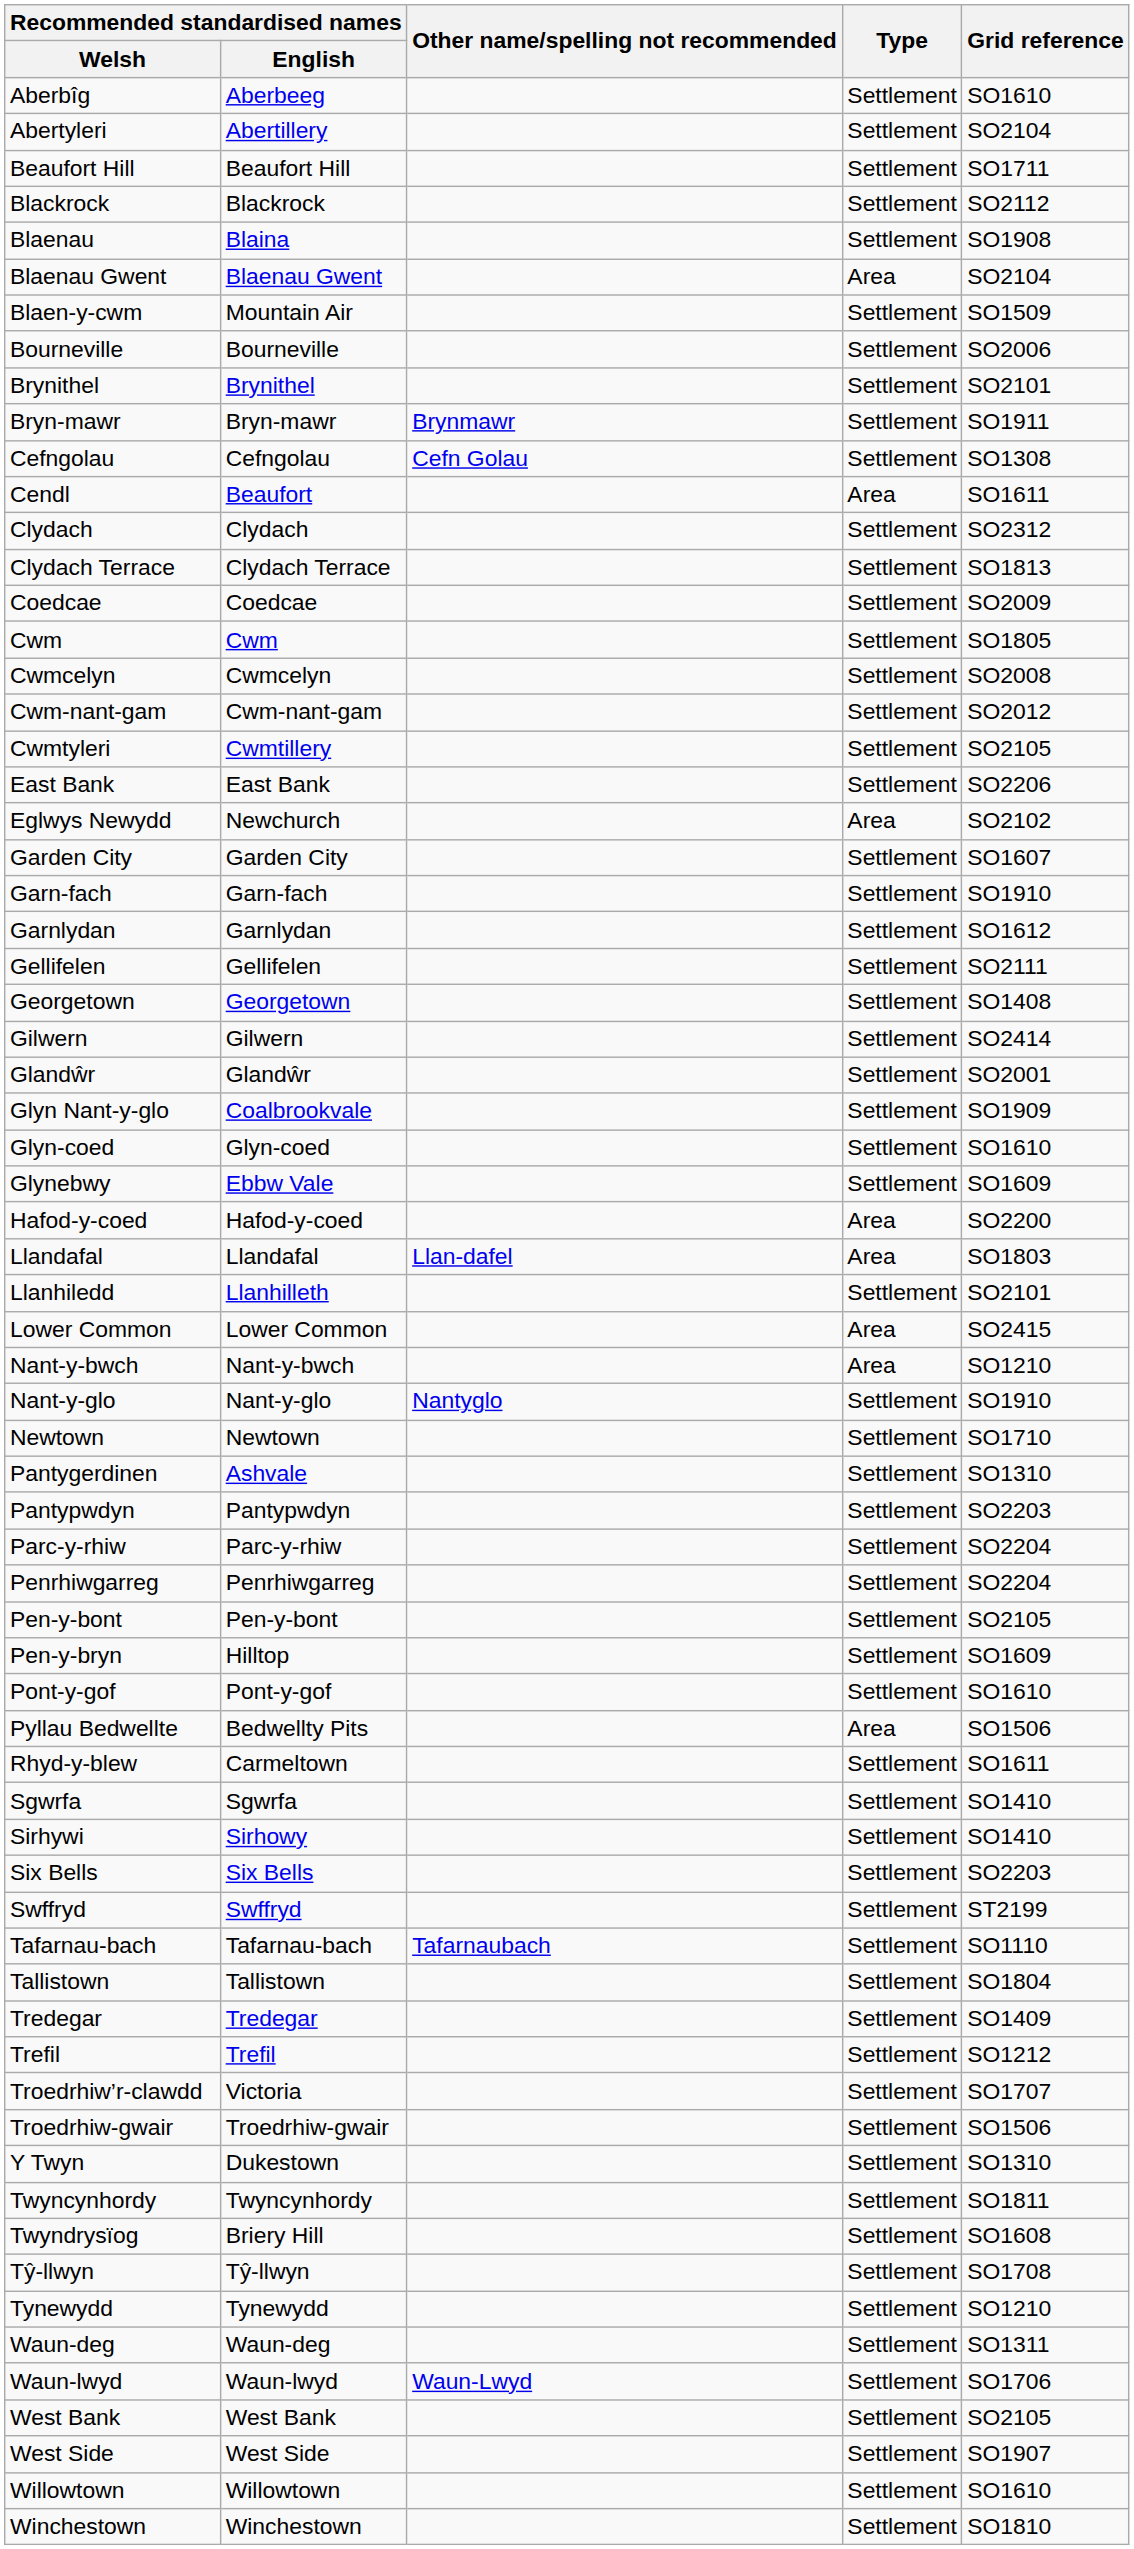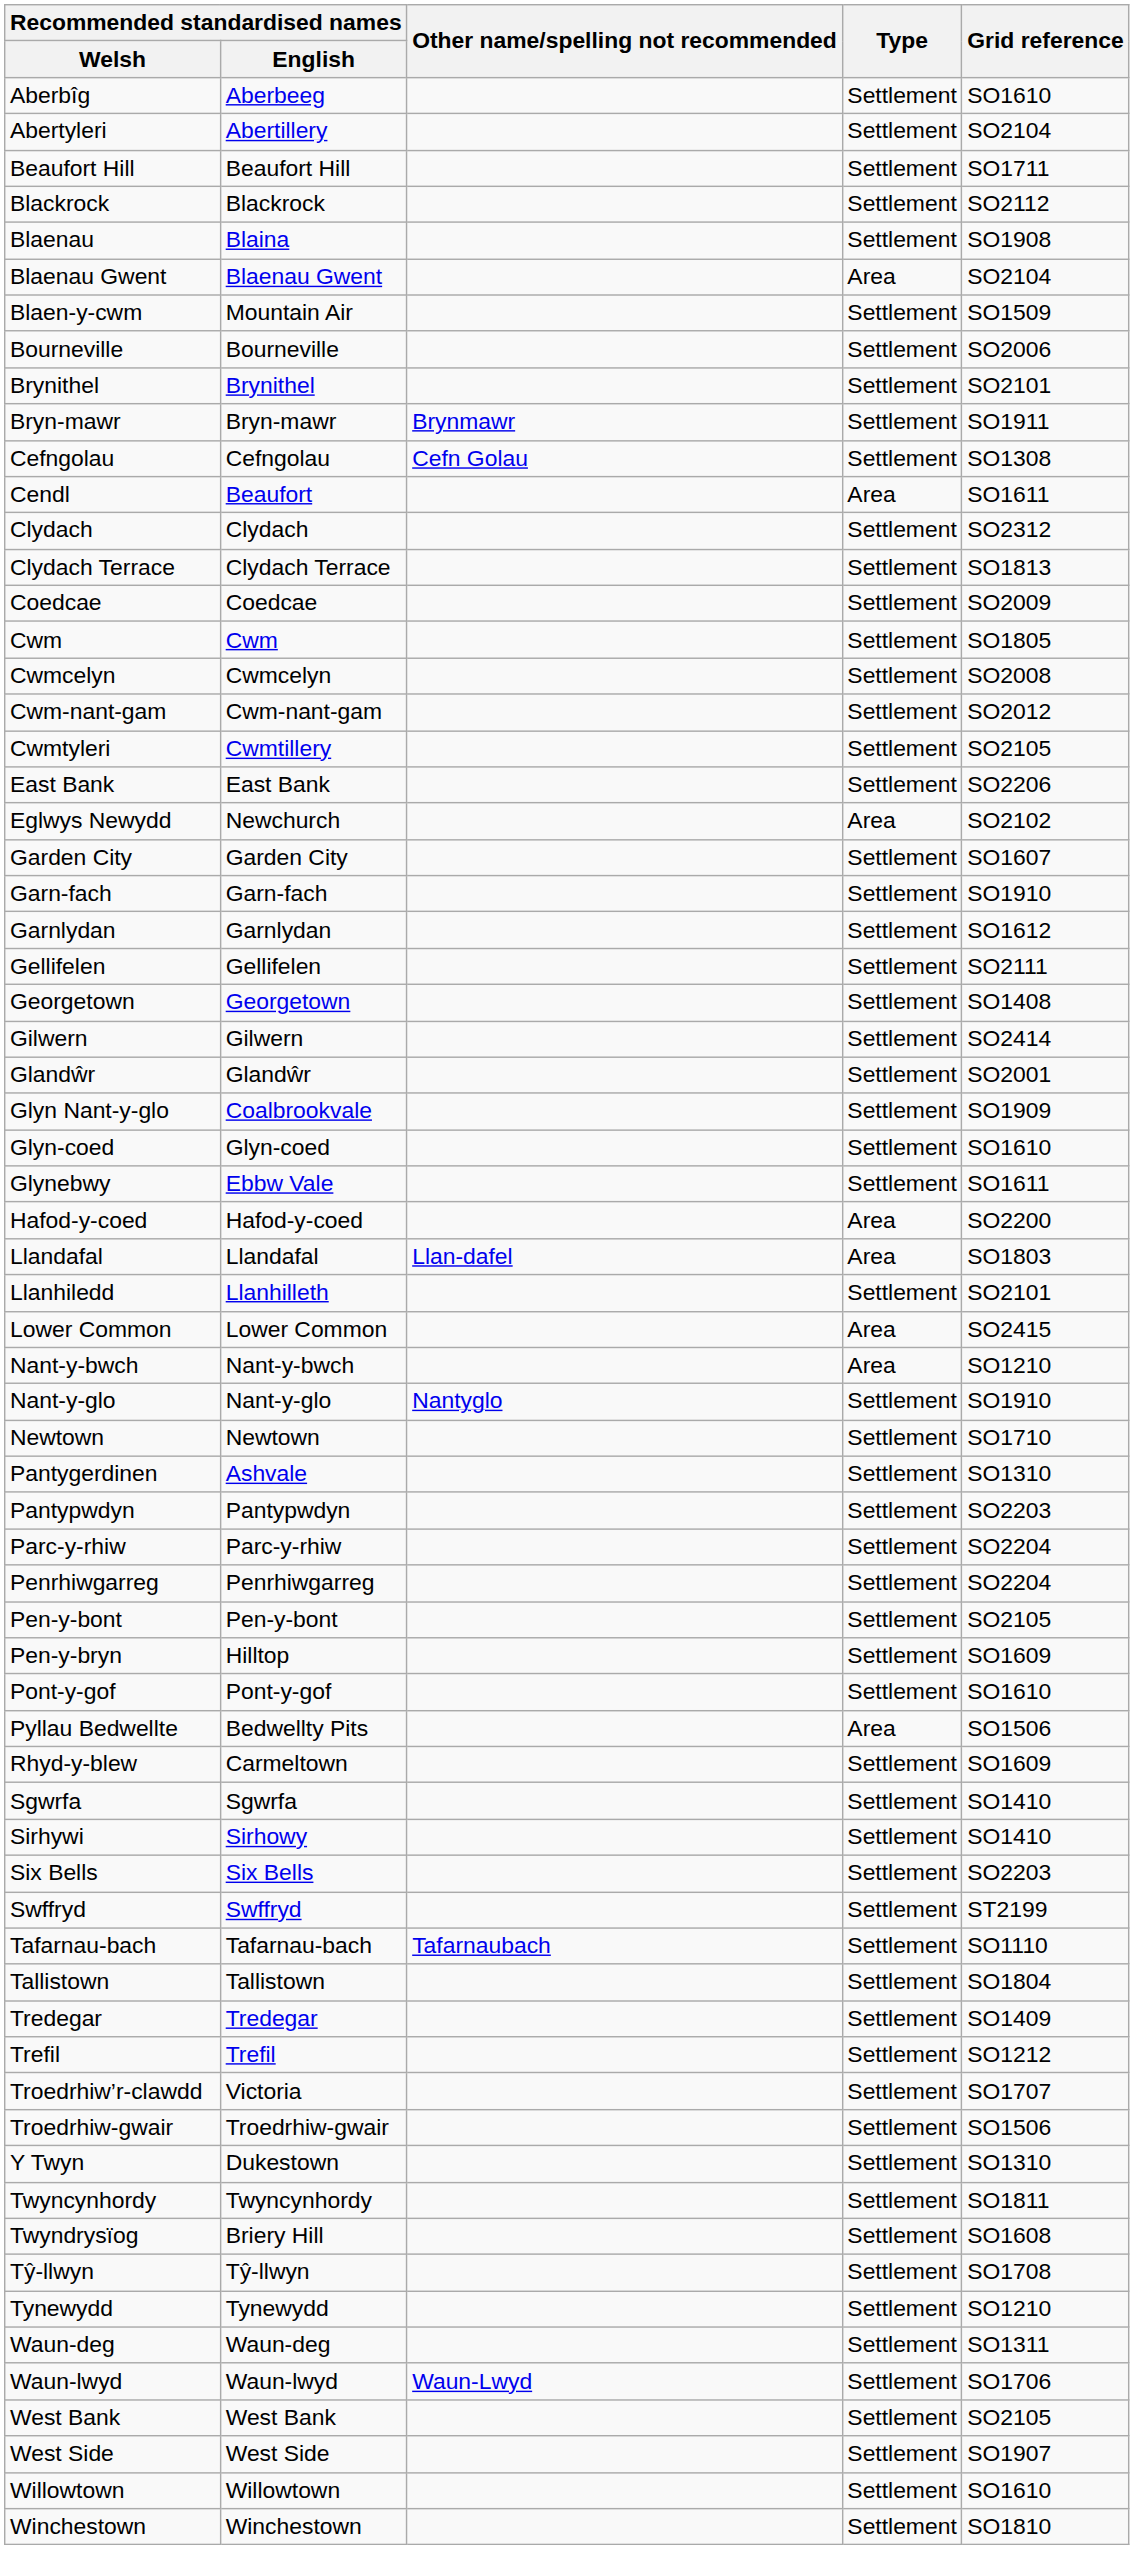(1009, 1183) SO1609 -> (1008, 1183) SO1611
(1008, 1764) SO1611 -> (1009, 1764) SO1609
